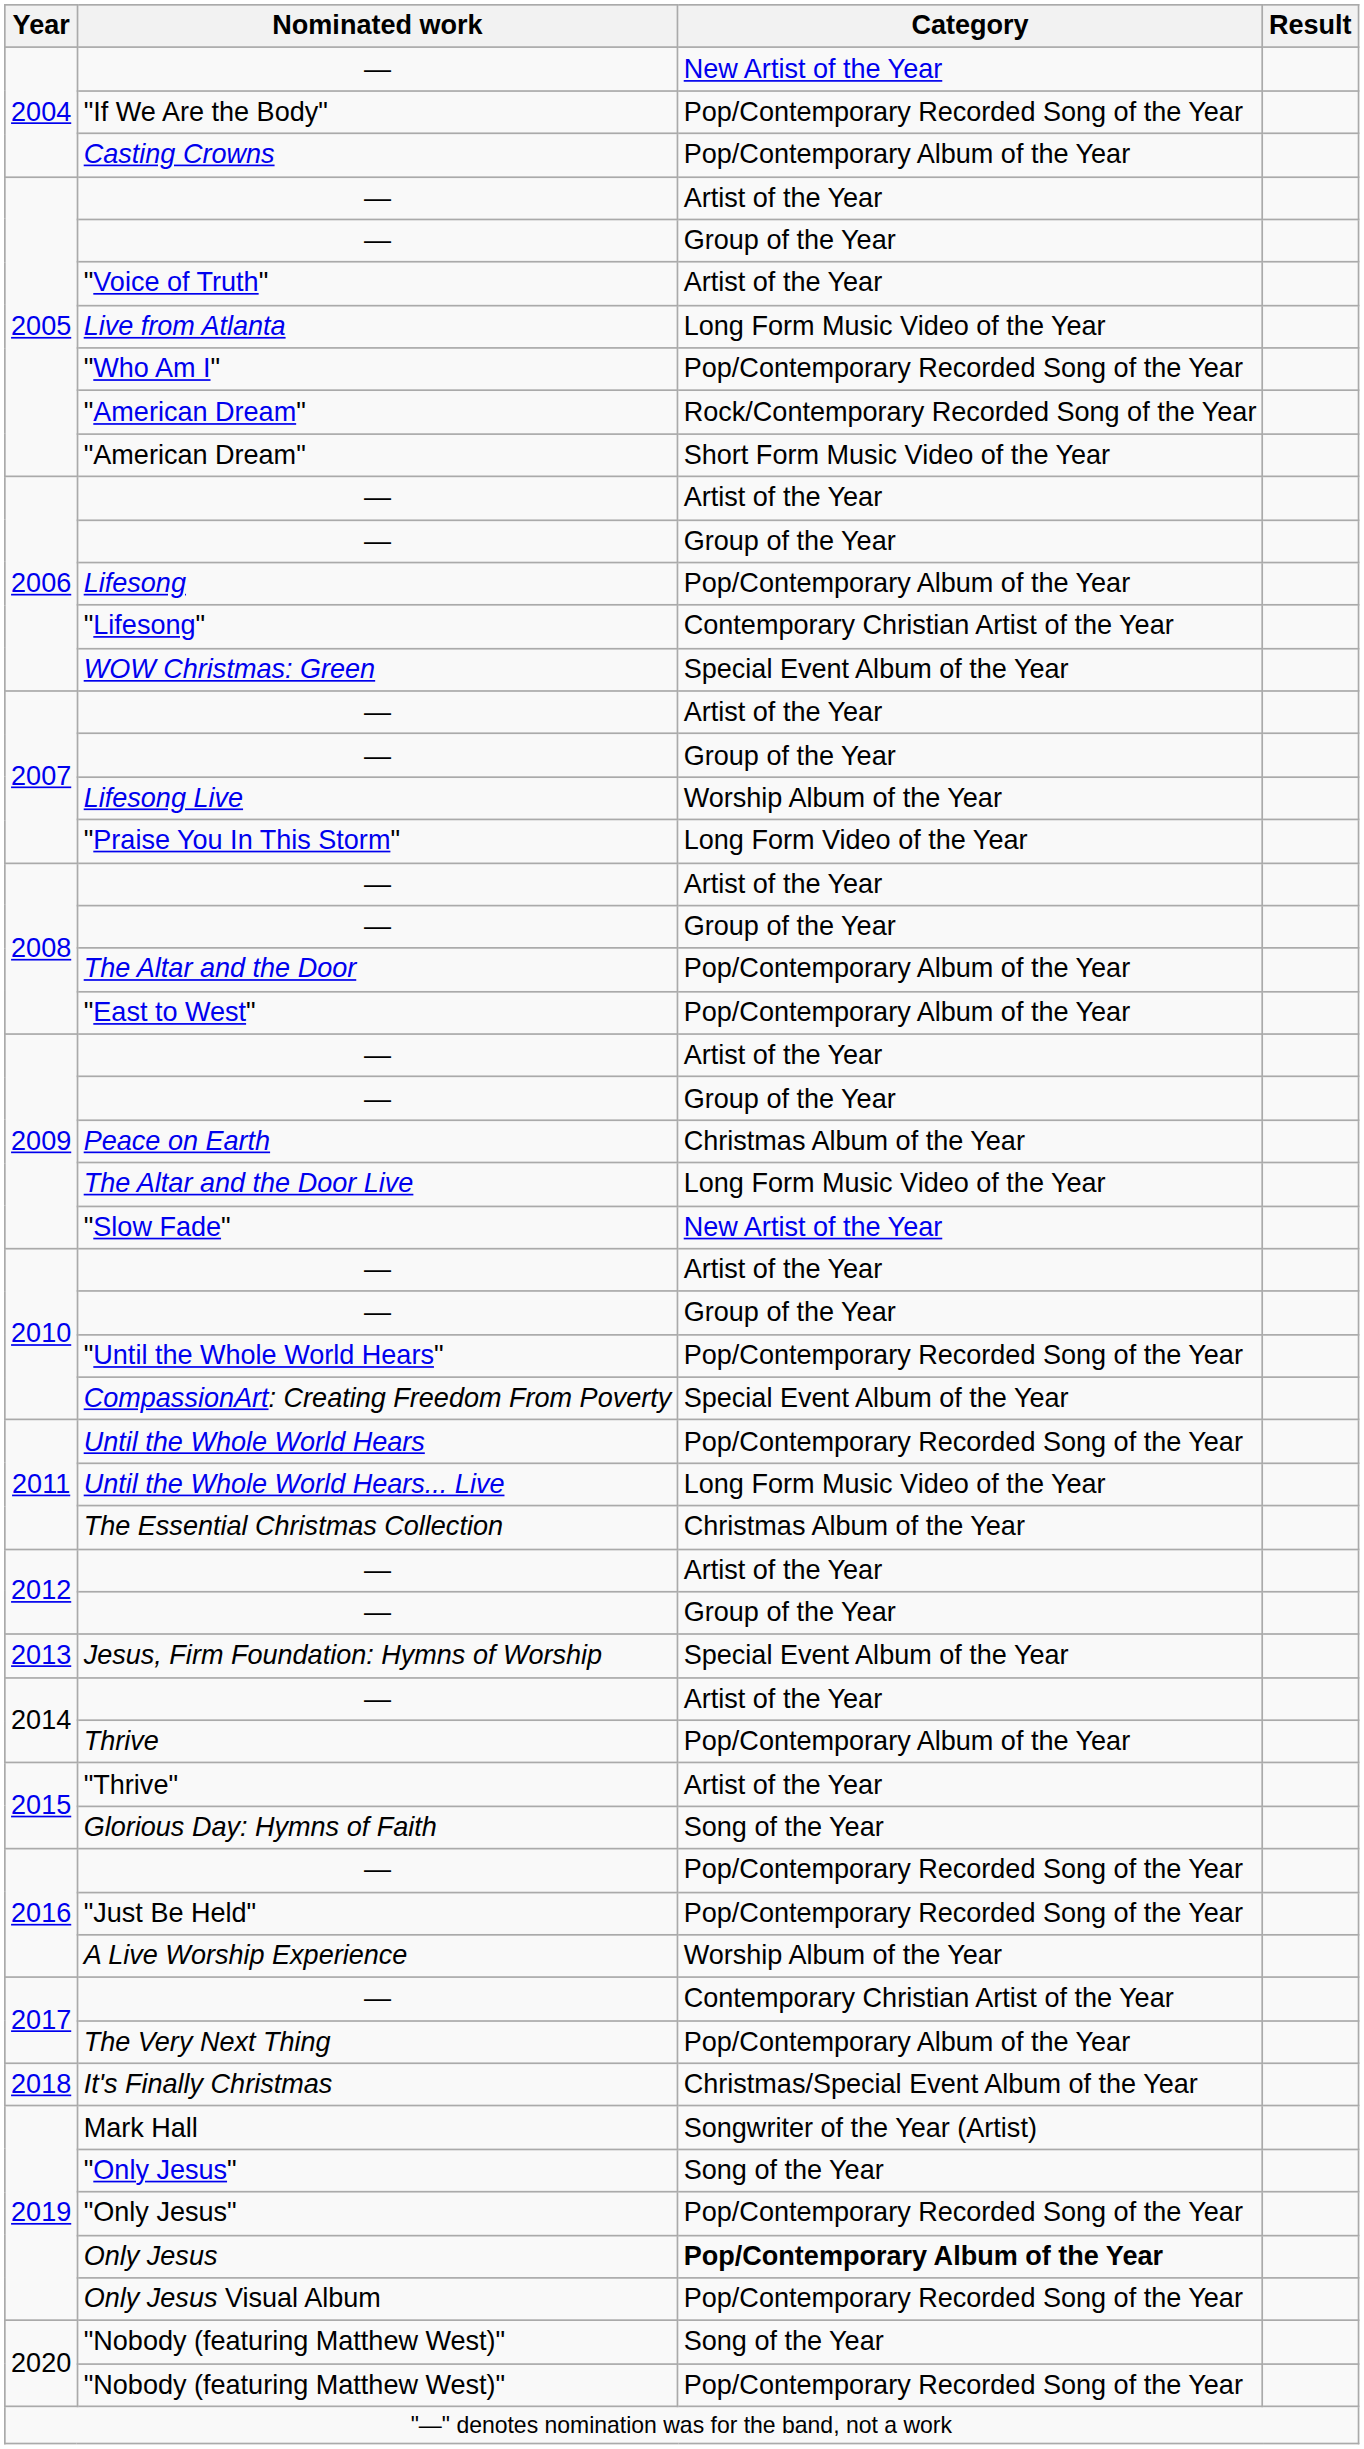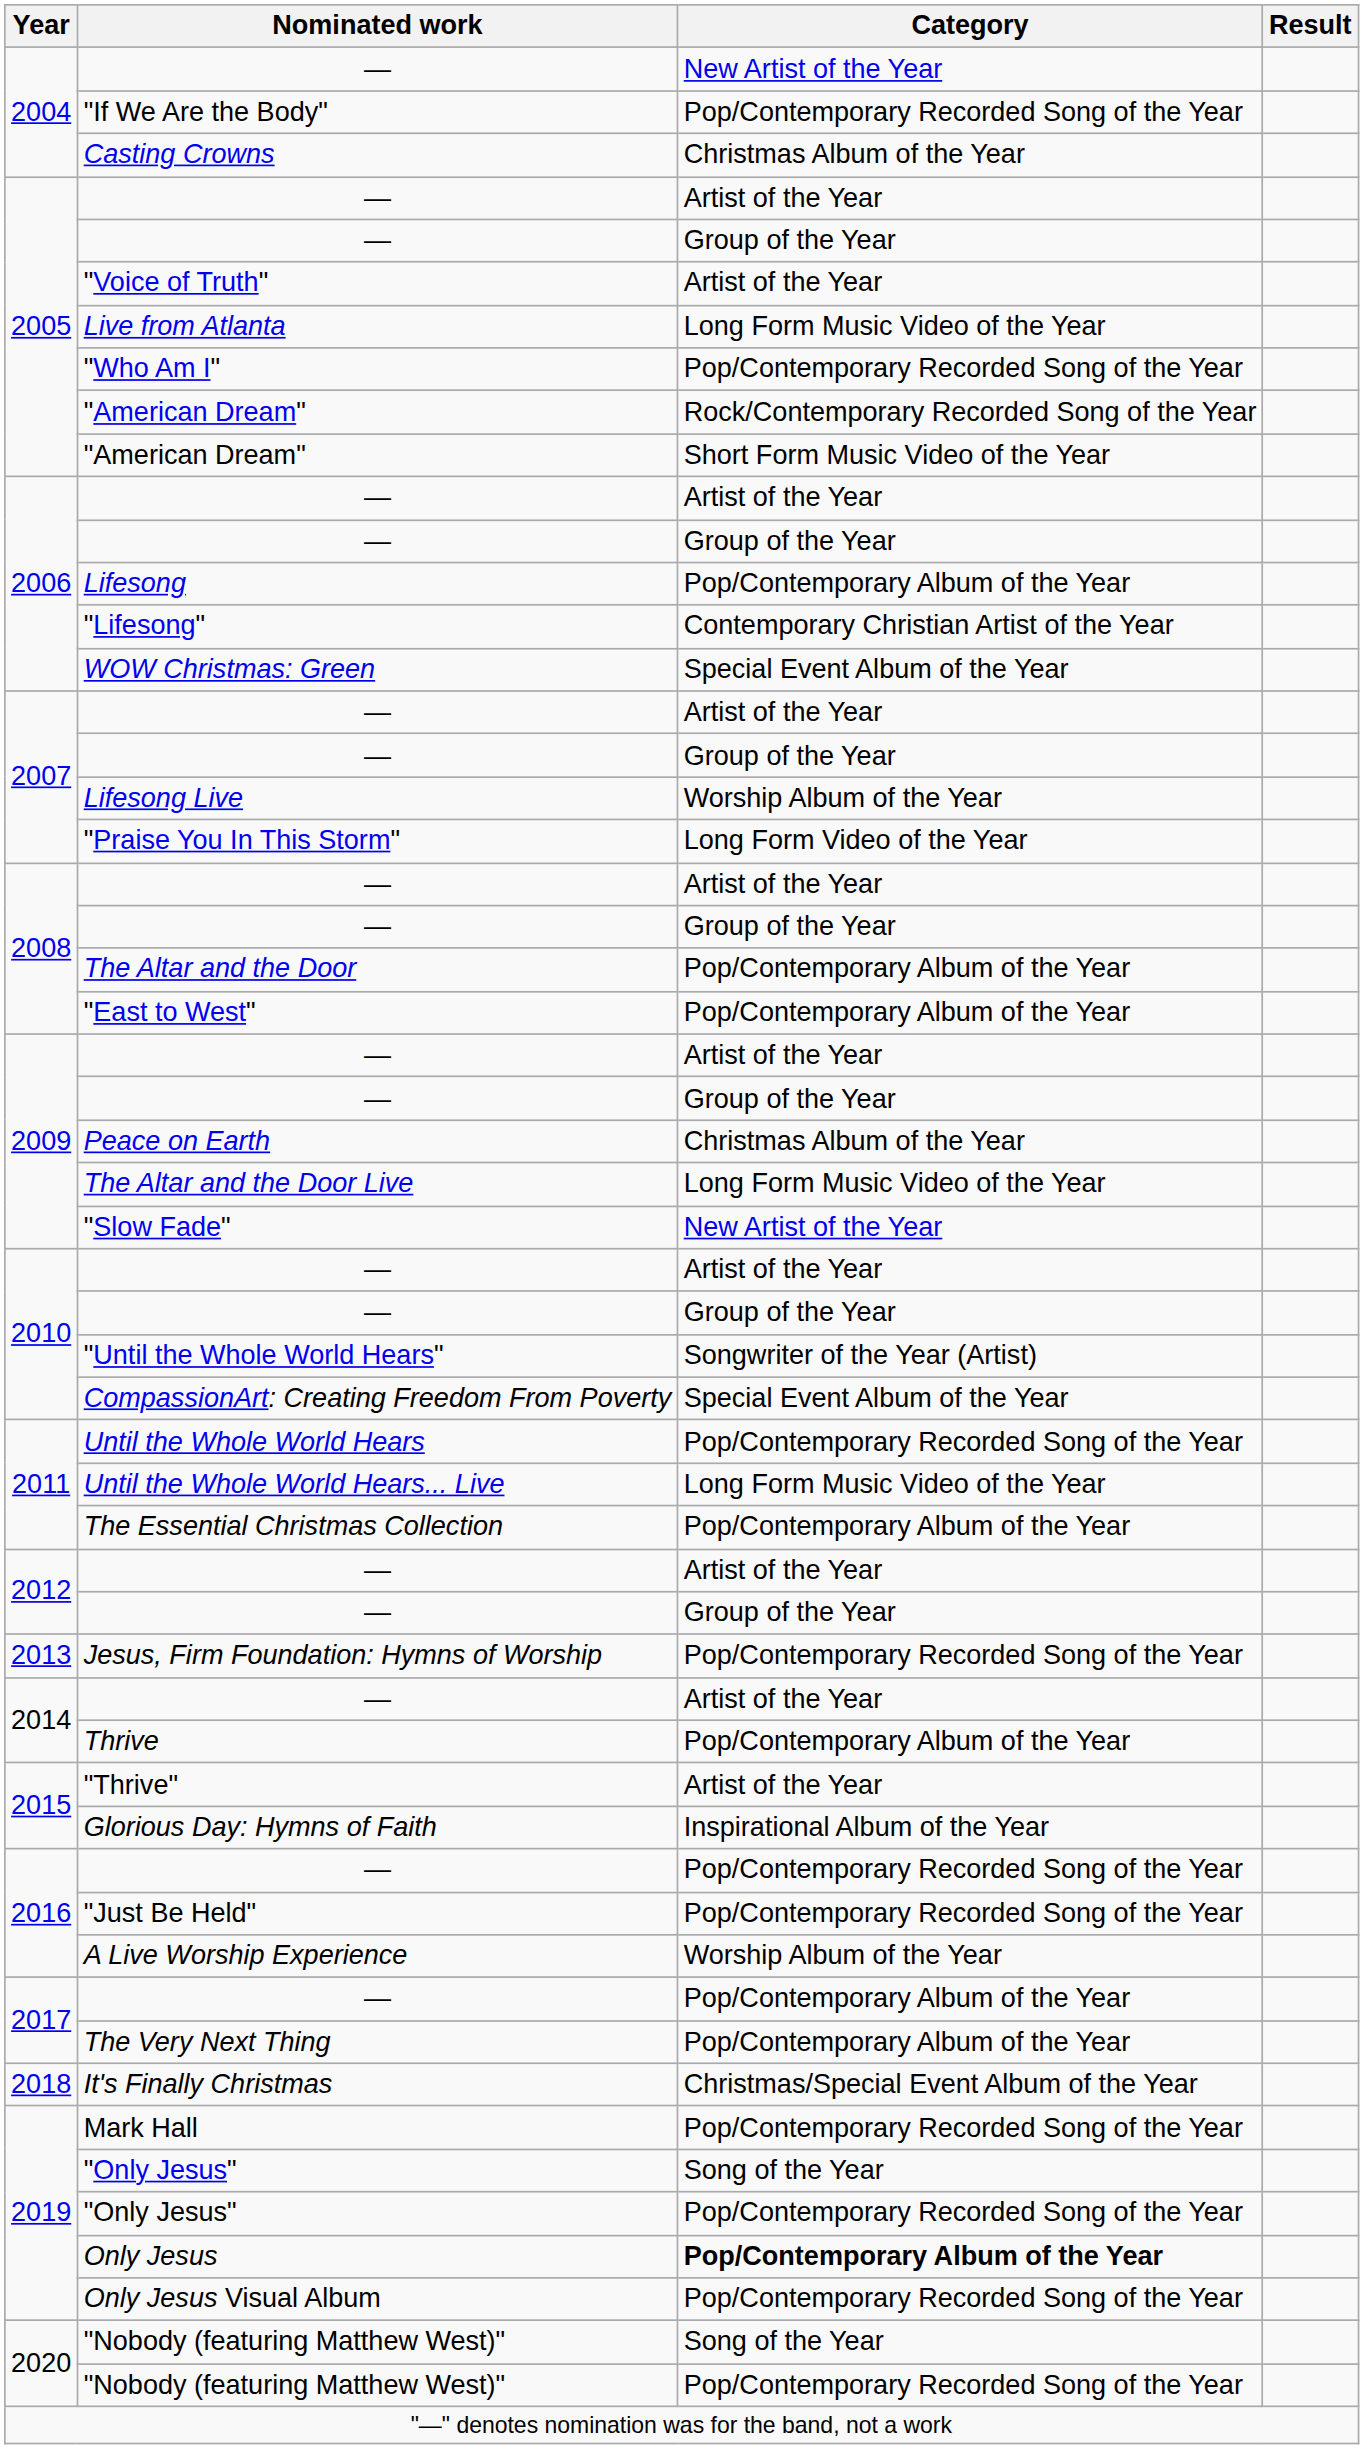(907, 154) Pop/Contemporary Album of the Year -> (854, 154) Christmas Album of the Year
(963, 1355) Pop/Contemporary Recorded Song of the Year -> (860, 1355) Songwriter of the Year (Artist)
(854, 1526) Christmas Album of the Year -> (907, 1526) Pop/Contemporary Album of the Year
(876, 1655) Special Event Album of the Year -> (963, 1655) Pop/Contemporary Recorded Song of the Year
(784, 1827) Song of the Year -> (866, 1827) Inspirational Album of the Year
(929, 1998) Contemporary Christian Artist of the Year -> (907, 1998) Pop/Contemporary Album of the Year
(860, 2127) Songwriter of the Year (Artist) -> (963, 2127) Pop/Contemporary Recorded Song of the Year
